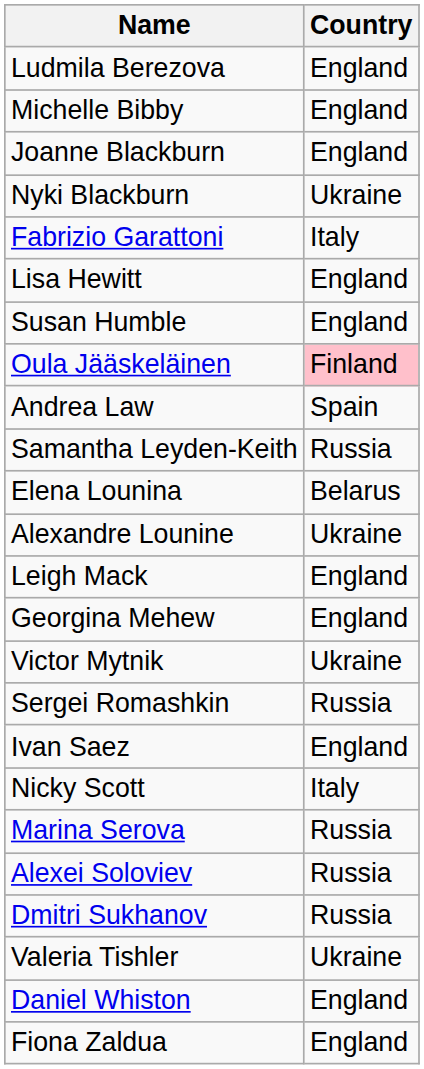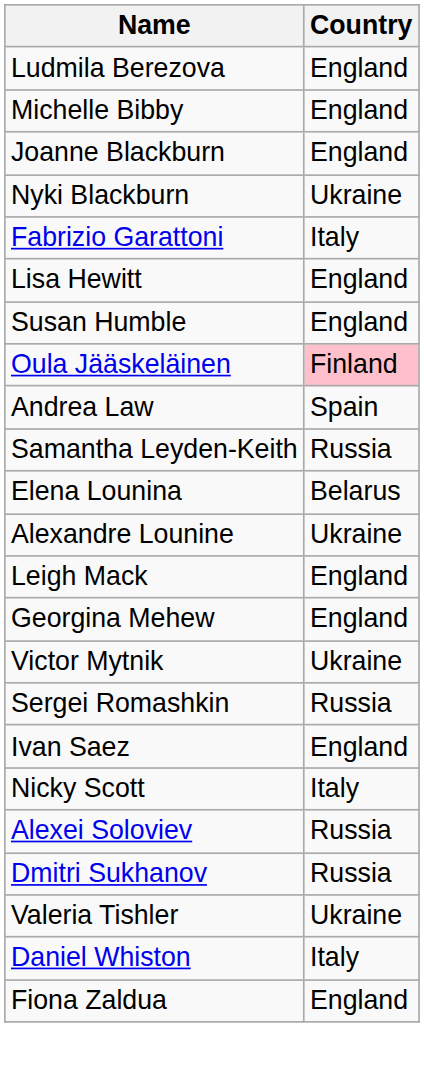- row: (98, 830)
(359, 1000) England -> (335, 957) Italy
